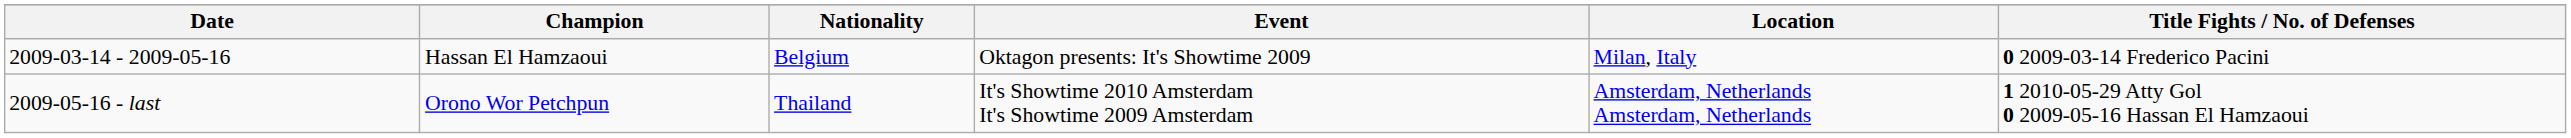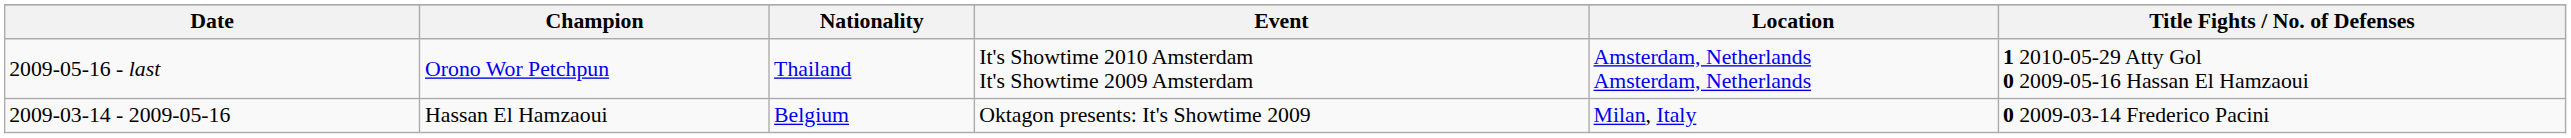rows swapped: (85, 103) <-> (120, 56)
